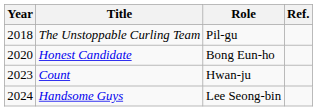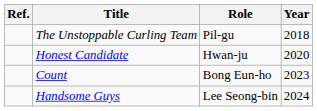columns swapped: (20, 14) <-> (298, 14)
(240, 55) Bong Eun-ho -> (225, 55) Hwan-ju
(228, 75) Hwan-ju -> (237, 75) Bong Eun-ho
